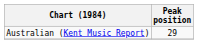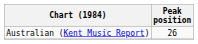(172, 33) 29 -> (172, 33) 26
